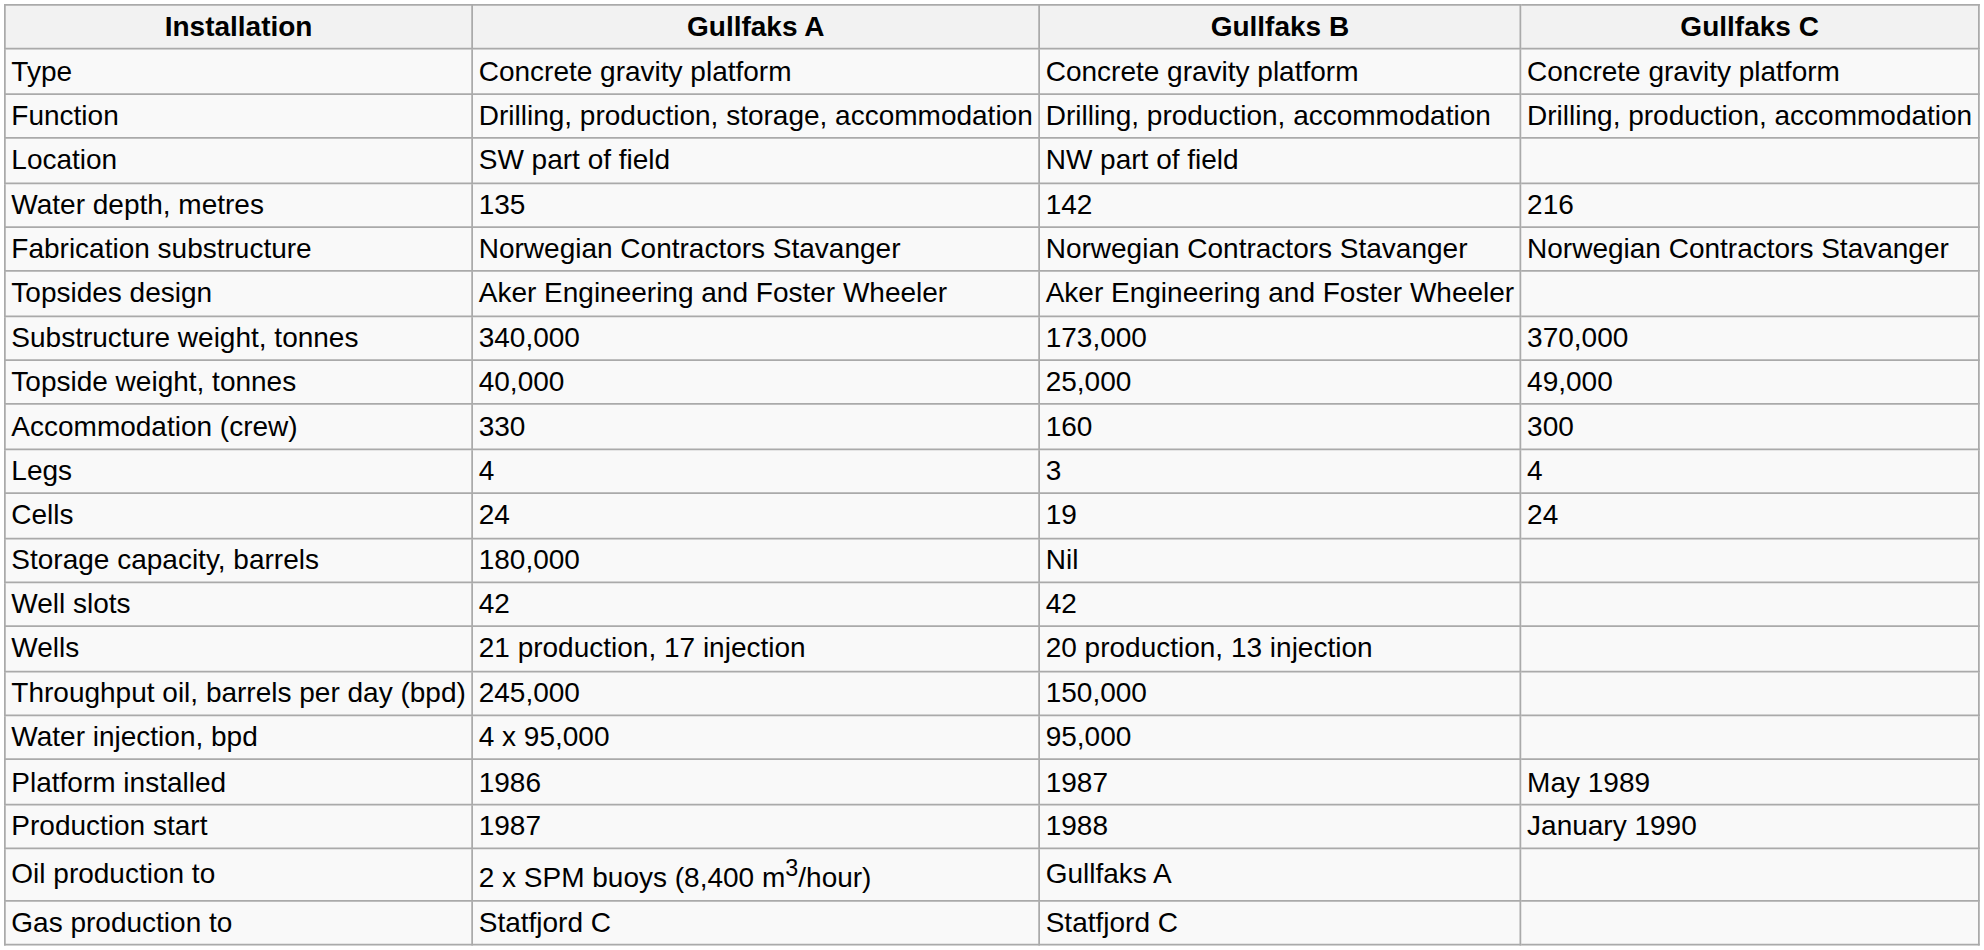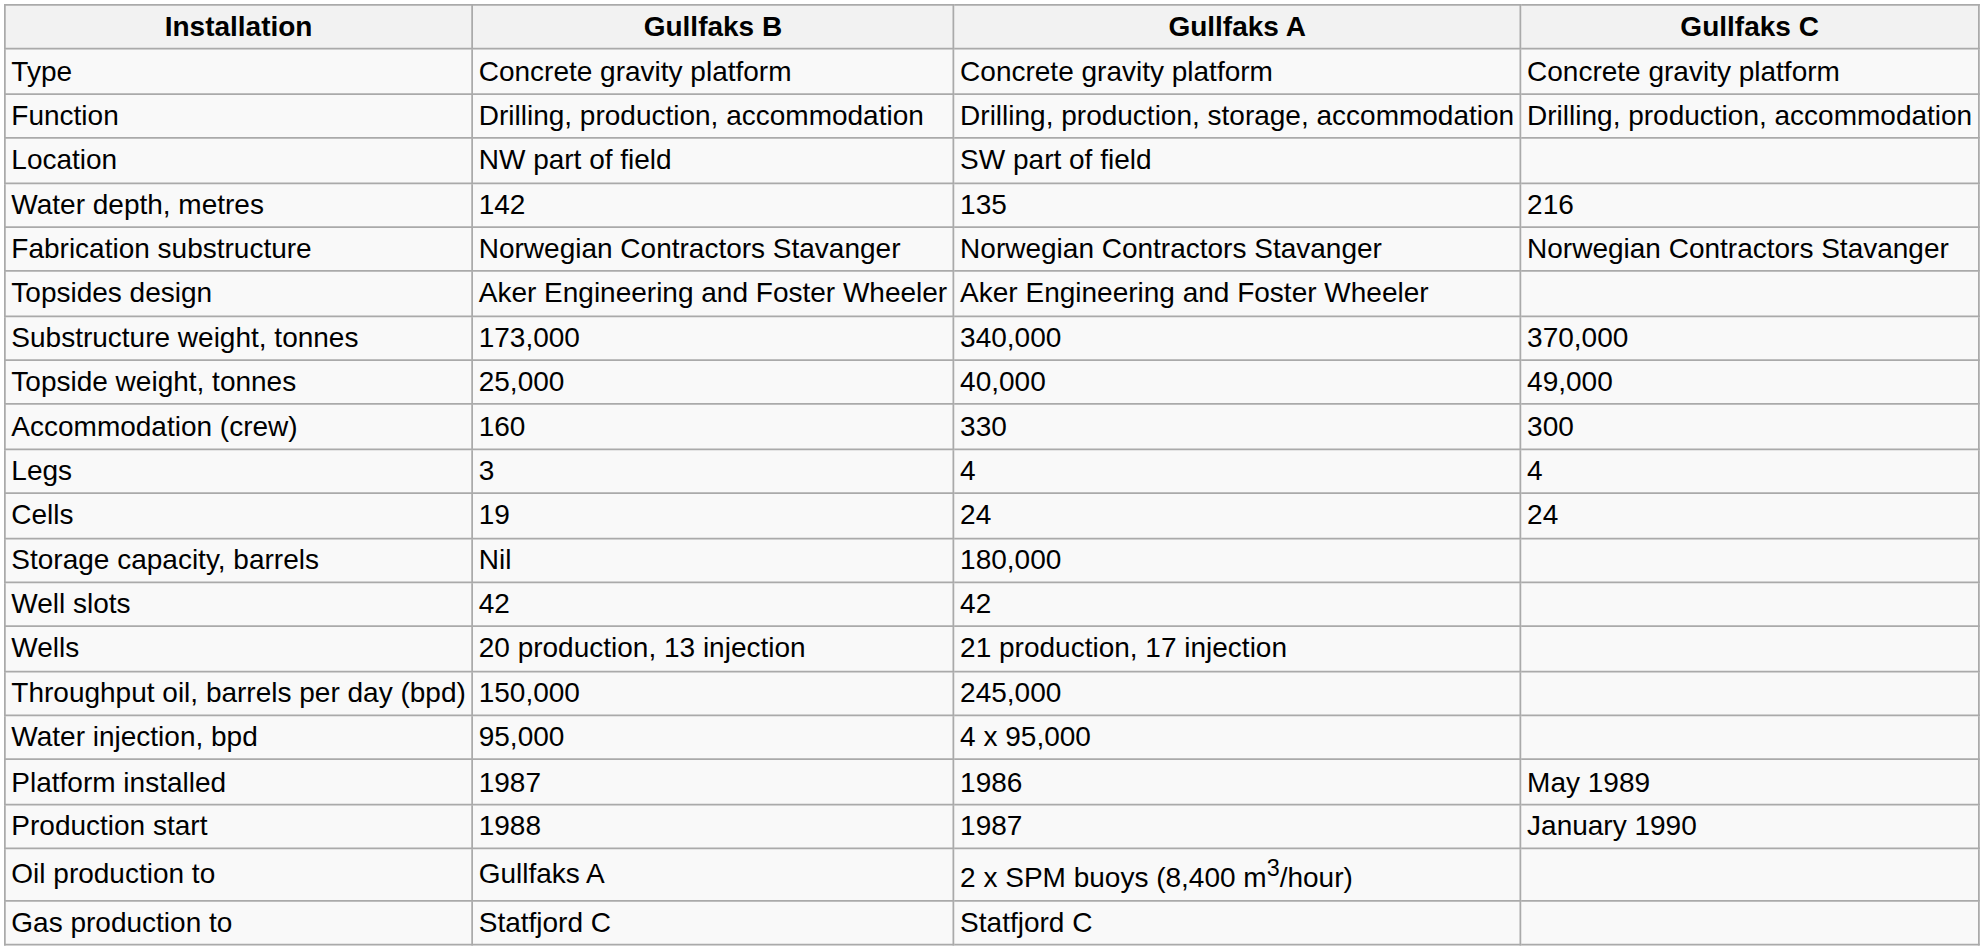columns swapped: (756, 26) <-> (1280, 26)
